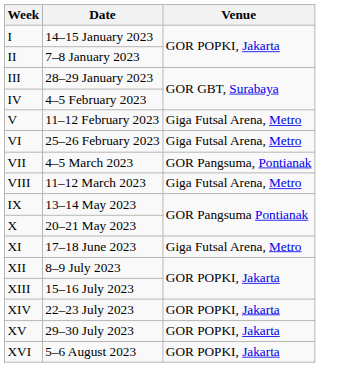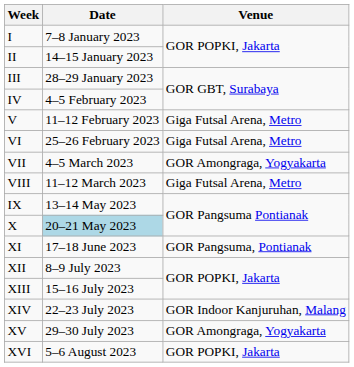(99, 36) 14–15 January 2023 -> (93, 36) 7–8 January 2023
(93, 57) 7–8 January 2023 -> (99, 57) 14–15 January 2023
(239, 162) GOR Pangsuma, Pontianak -> (246, 162) GOR Amongraga, Yogyakarta
(91, 225) no background -> (91, 225) lightblue background
(234, 246) Giga Futsal Arena, Metro -> (239, 246) GOR Pangsuma, Pontianak
(223, 309) GOR POPKI, Jakarta -> (256, 309) GOR Indoor Kanjuruhan, Malang
(223, 330) GOR POPKI, Jakarta -> (246, 330) GOR Amongraga, Yogyakarta
